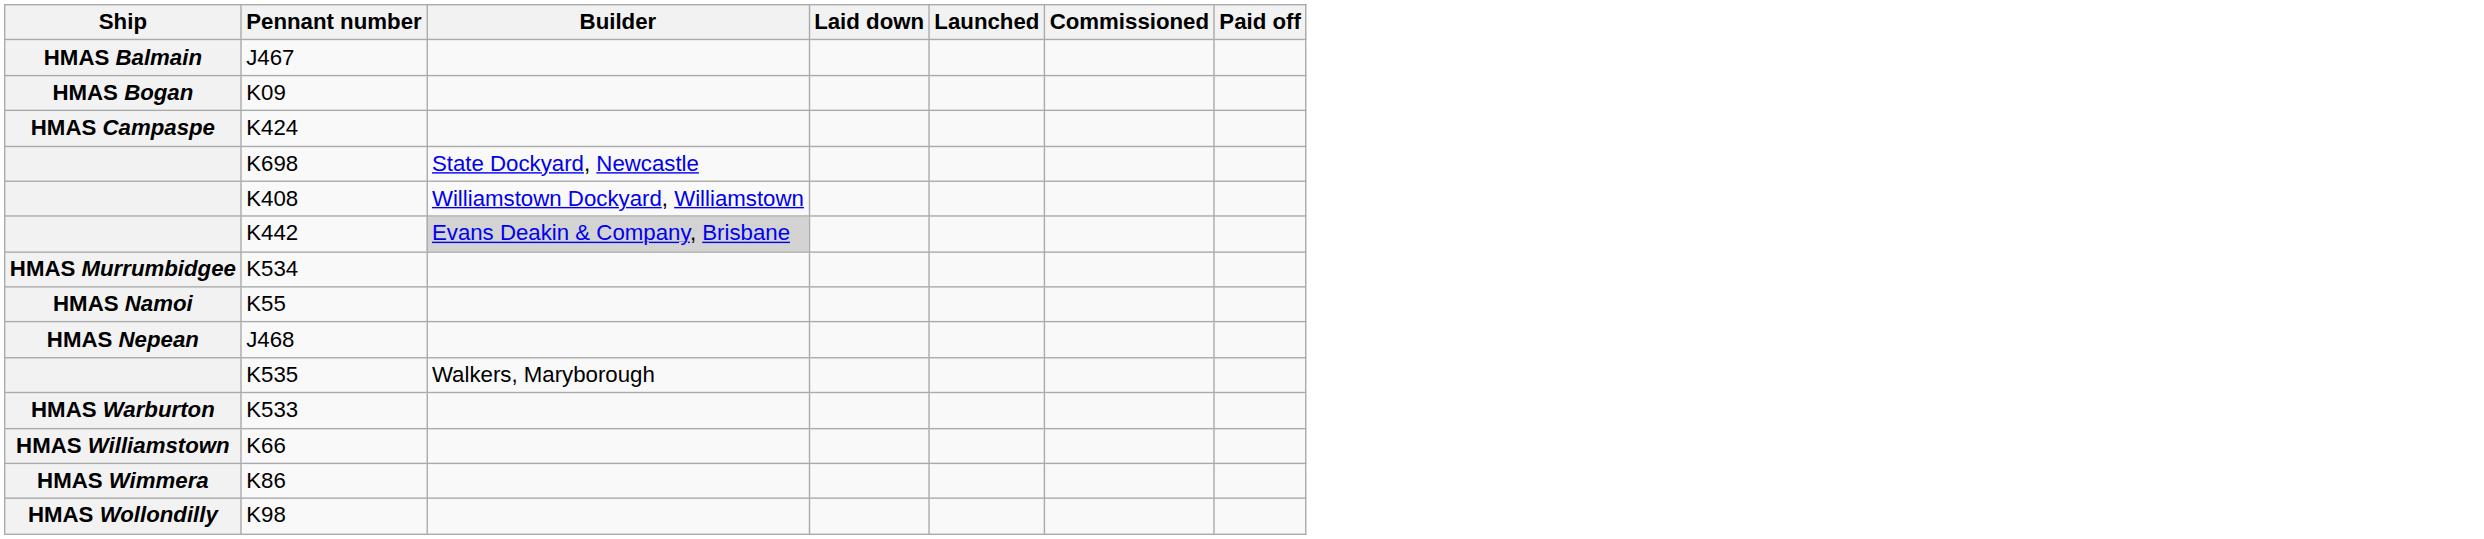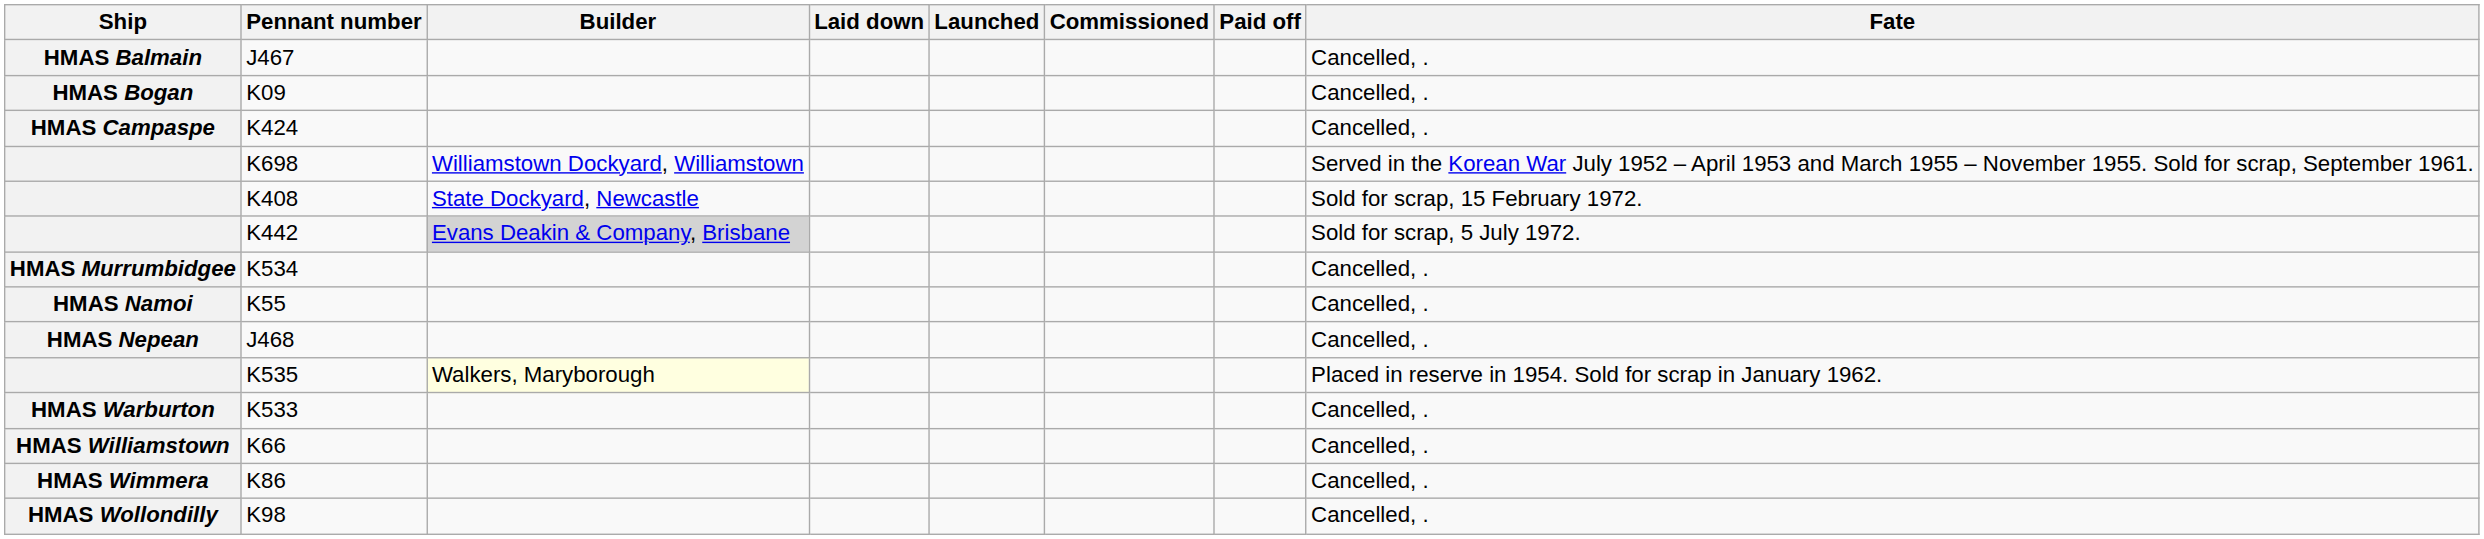+ column: (1892, 22)
(565, 163) State Dockyard, Newcastle -> (618, 163) Williamstown Dockyard, Williamstown
(618, 198) Williamstown Dockyard, Williamstown -> (565, 198) State Dockyard, Newcastle
(543, 374) no background -> (543, 374) lightyellow background
